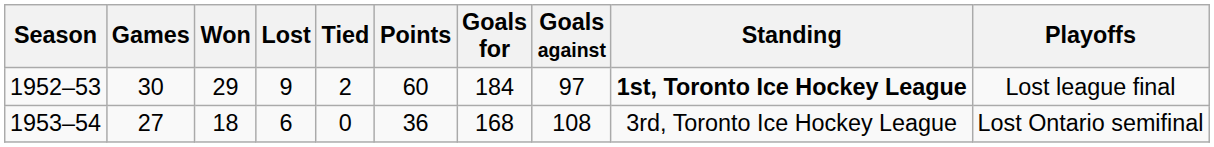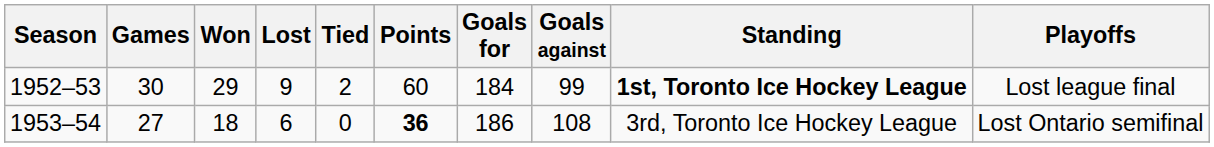(572, 86) 97 -> (572, 86) 99
(416, 123) normal -> (416, 123) bold
(495, 123) 168 -> (495, 123) 186
